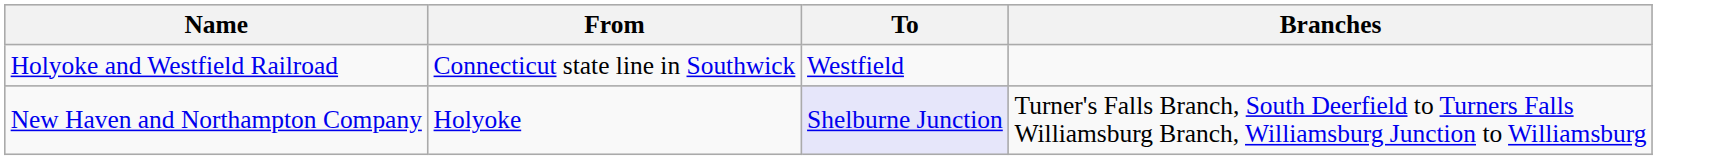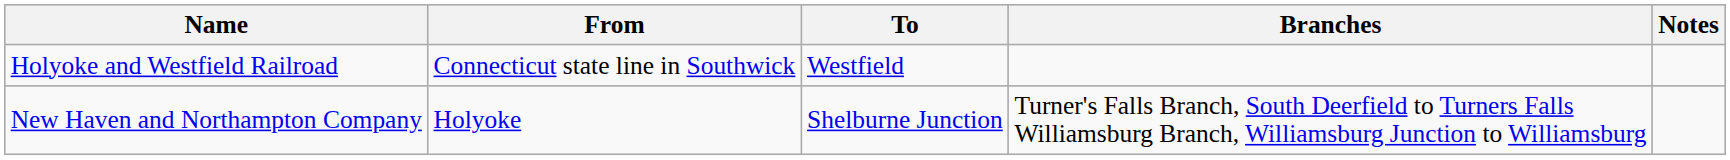+ column: (1689, 24)
(905, 119) lavender background -> (905, 119) no background
